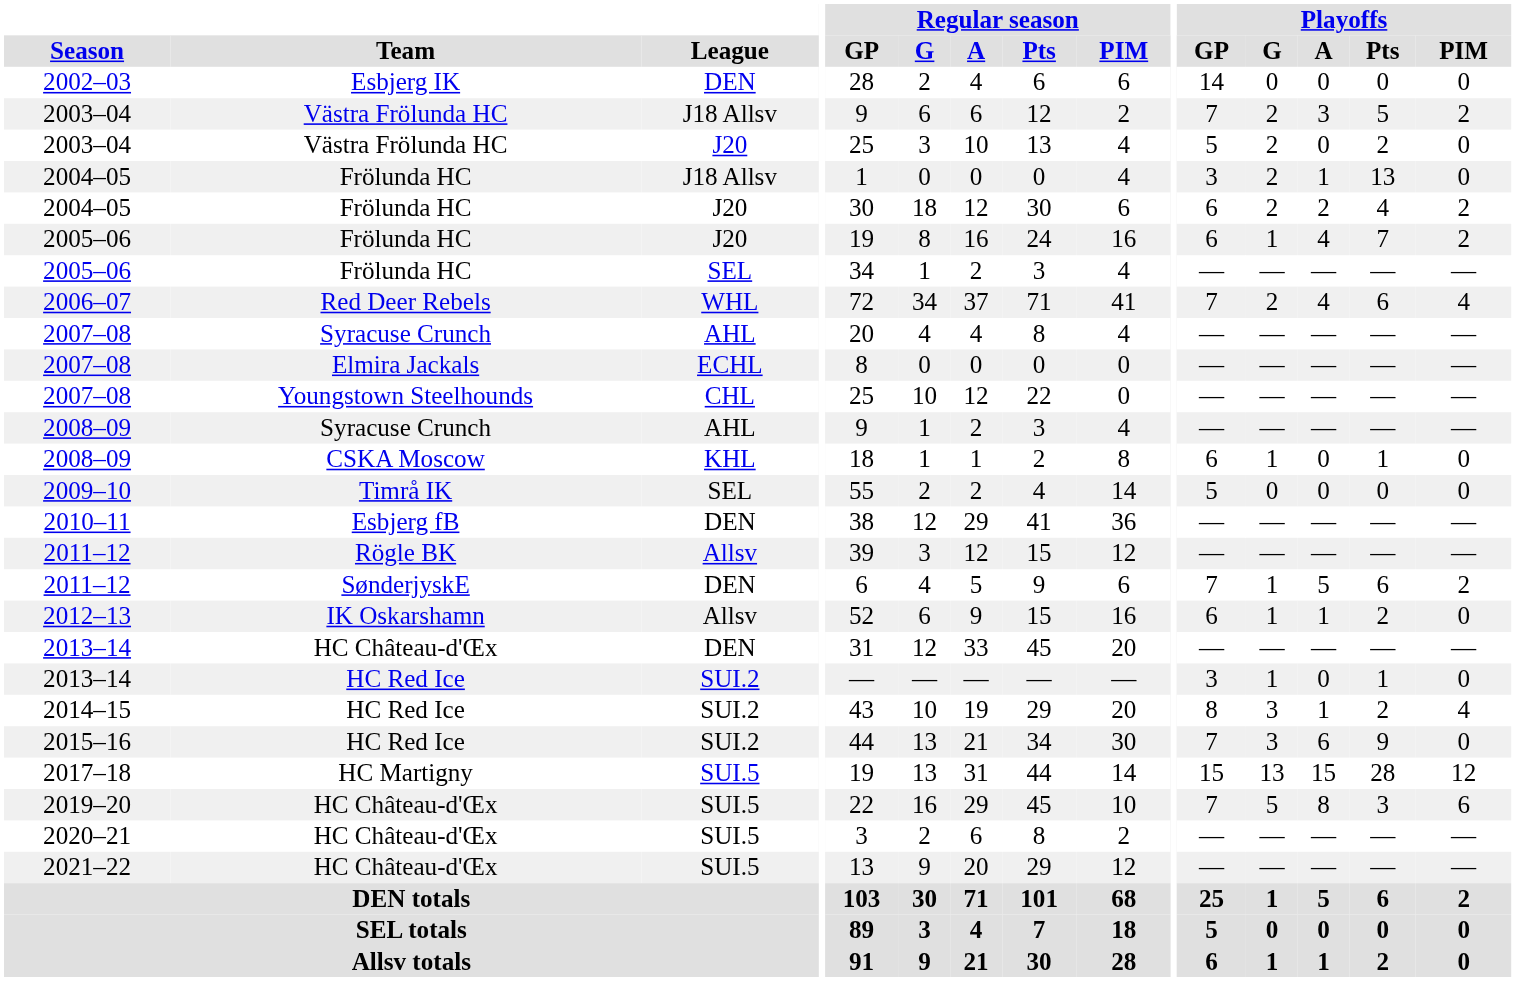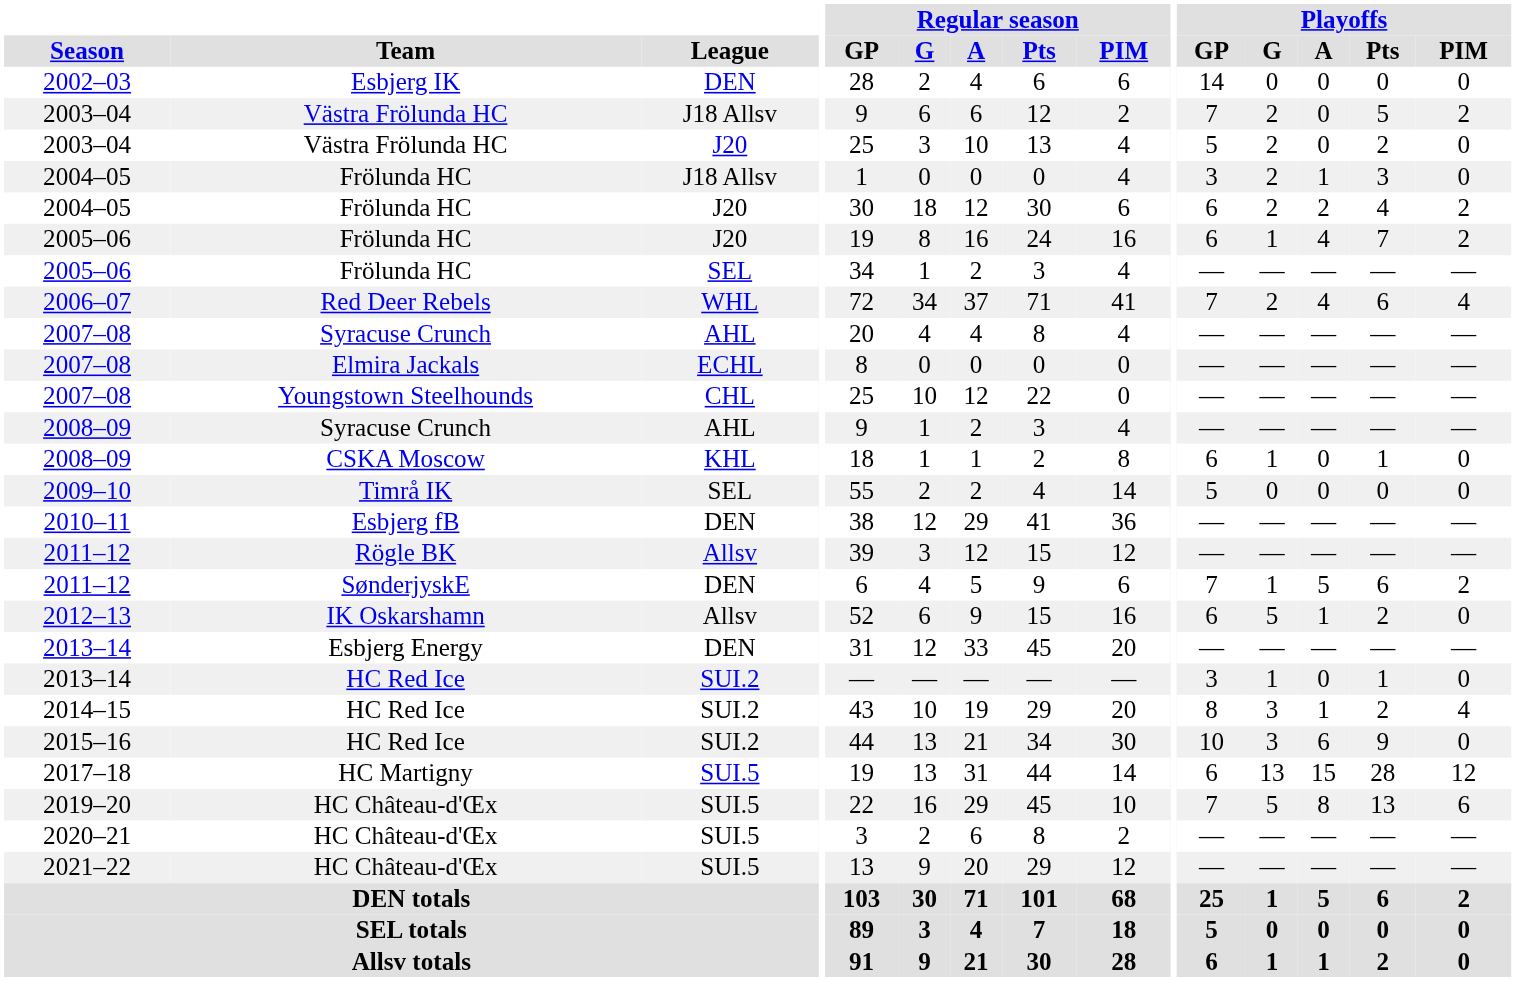(1324, 113) 3 -> (1324, 113) 0
(1383, 176) 13 -> (1383, 176) 3
(1272, 616) 1 -> (1272, 616) 5
(406, 647) HC Château-d'Œx -> (406, 647) Esbjerg Energy
(1212, 741) 7 -> (1212, 741) 10
(1212, 773) 15 -> (1212, 773) 6
(1383, 804) 3 -> (1383, 804) 13
